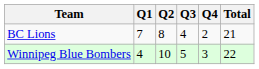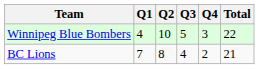rows swapped: (69, 53) <-> (31, 34)
